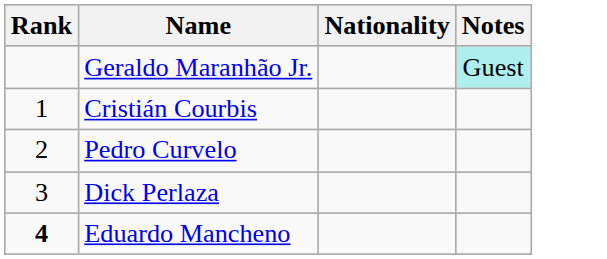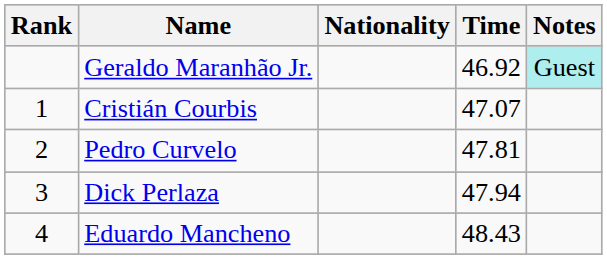+ column: (491, 25)
(41, 233) bold -> (41, 233) normal
